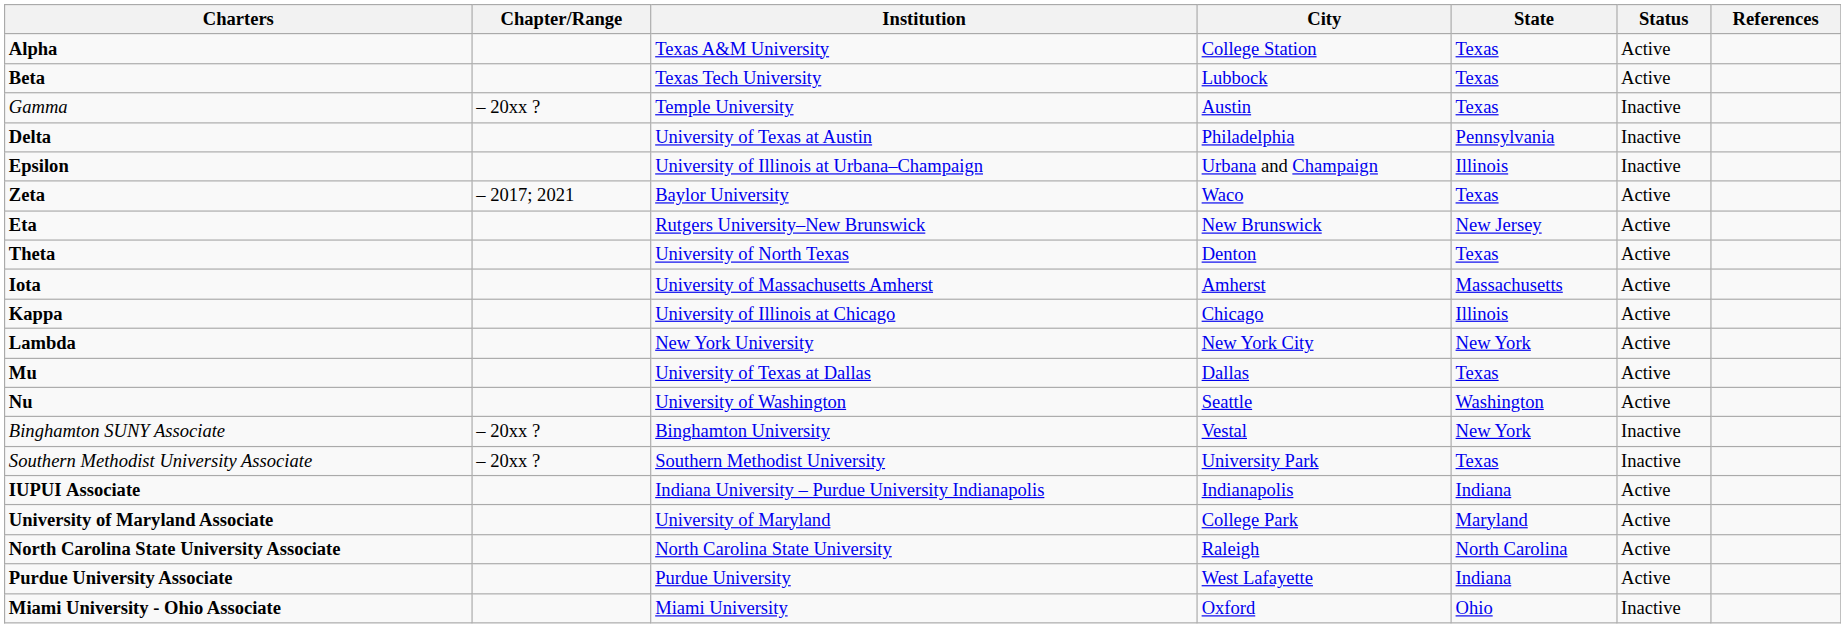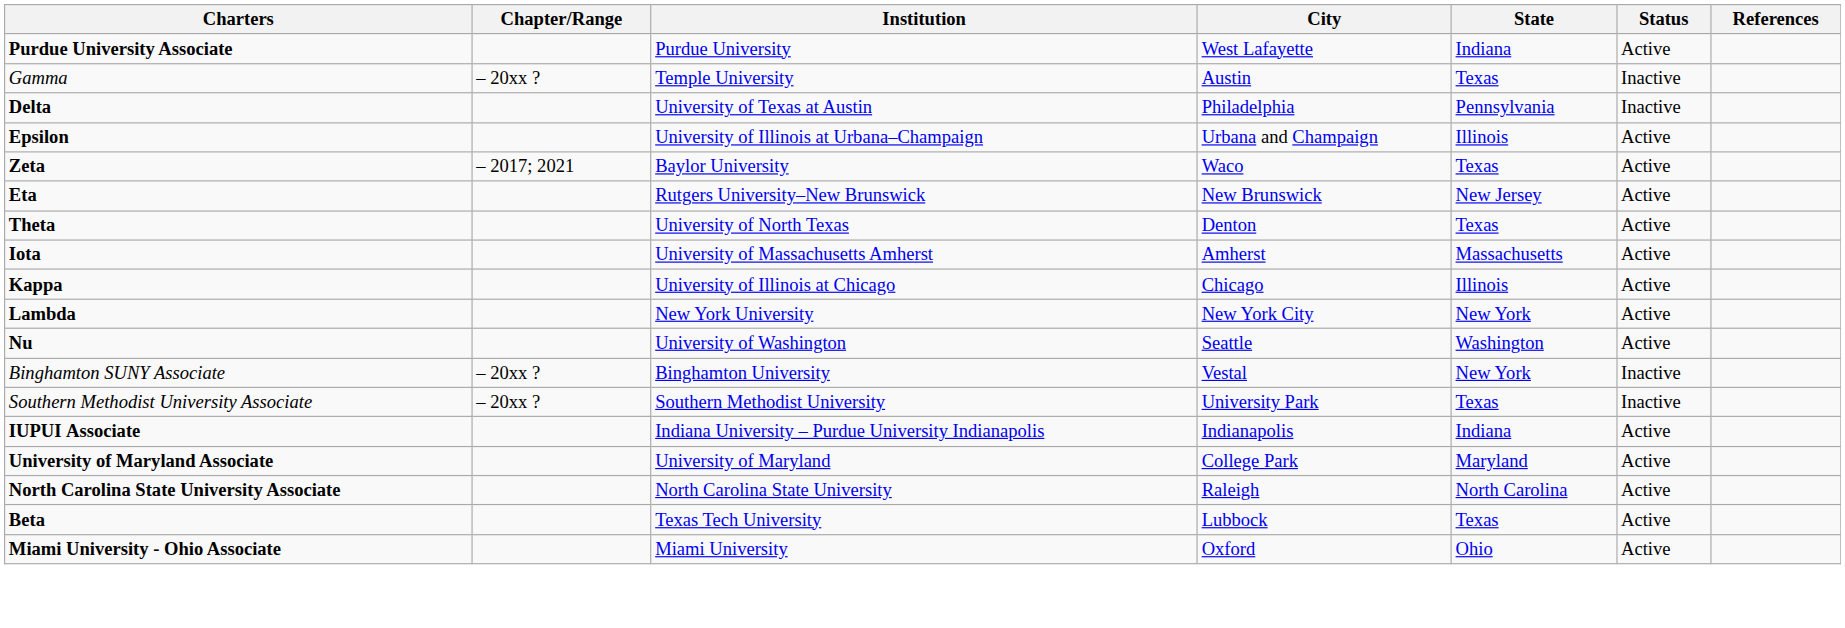- row: (33, 48)
rows swapped: (27, 78) <-> (121, 578)
(1651, 166) Inactive -> (1646, 136) Active
- row: (23, 372)
(1651, 607) Inactive -> (1646, 549) Active
